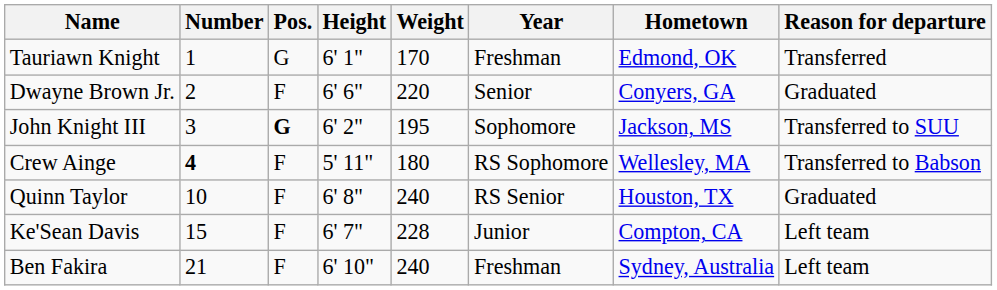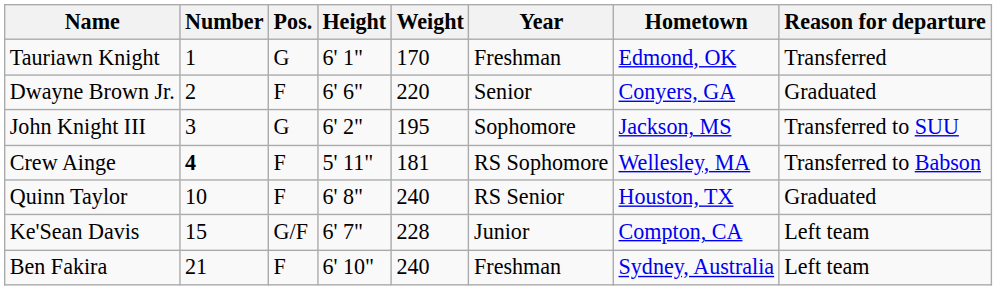(282, 127) bold -> (282, 127) normal
(413, 162) 180 -> (413, 162) 181
(280, 232) F -> (291, 232) G/F
